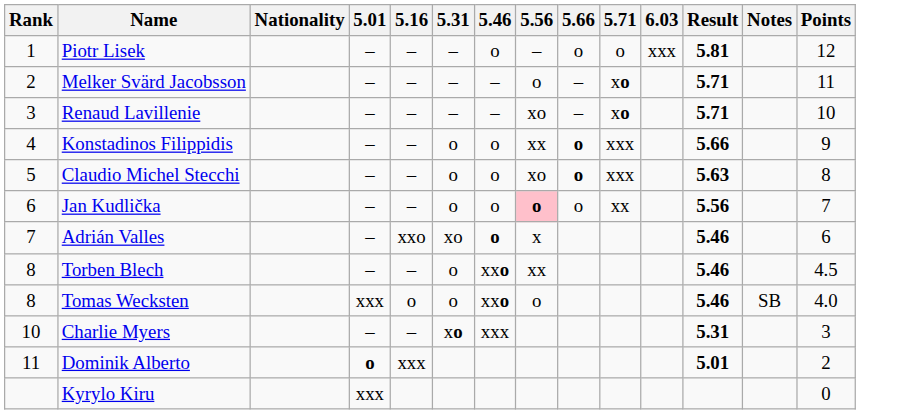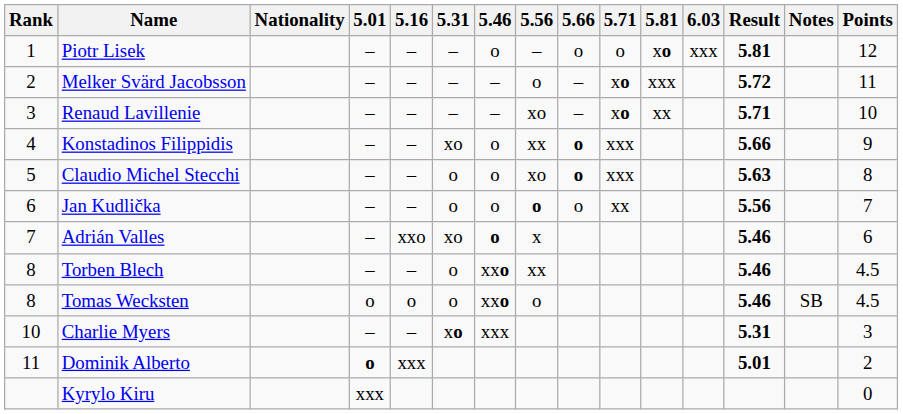+ column: (662, 20)
(713, 82) 5.71 -> (754, 82) 5.72
(453, 144) o -> (453, 144) xo
(537, 206) pink background -> (537, 206) no background
(370, 299) xxx -> (370, 299) o
(826, 299) 4.0 -> (868, 299) 4.5
